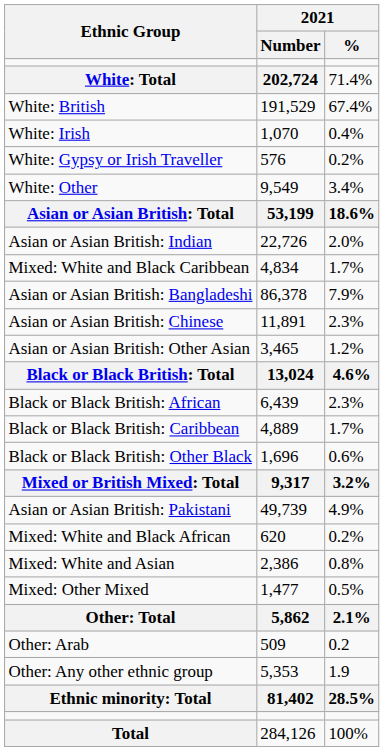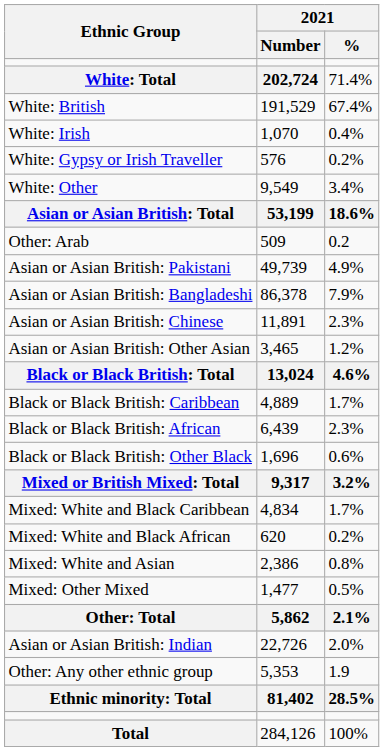rows swapped: (110, 240) <-> (49, 644)
rows swapped: (120, 509) <-> (129, 267)
rows swapped: (114, 402) <-> (124, 429)
